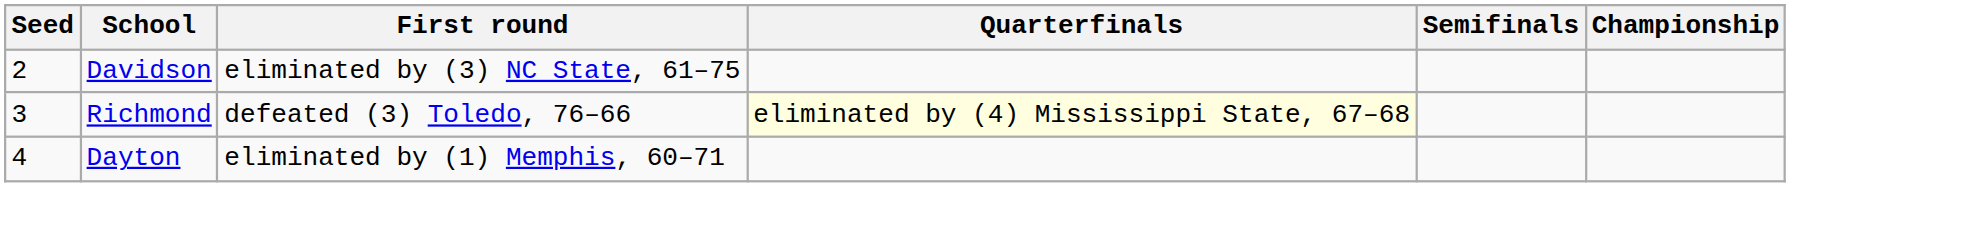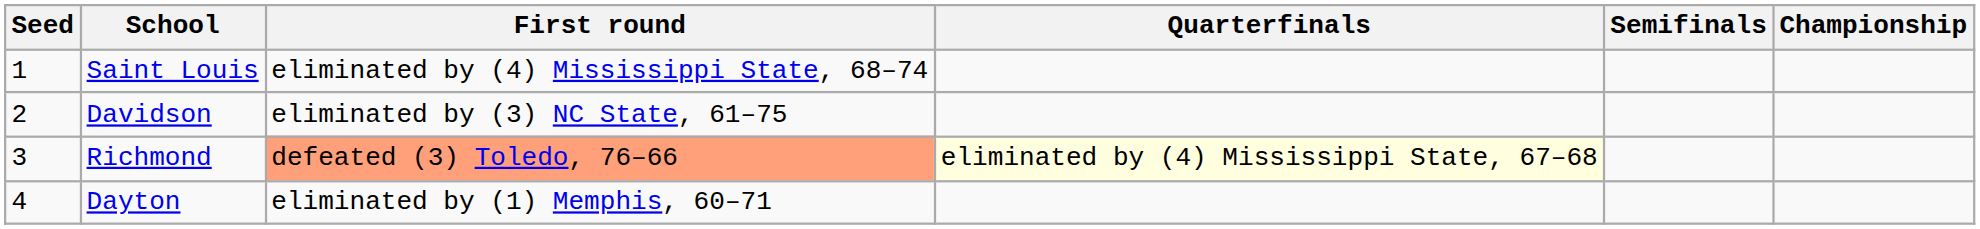+ row: (173, 71)
(428, 114) no background -> (475, 158) lightsalmon background
